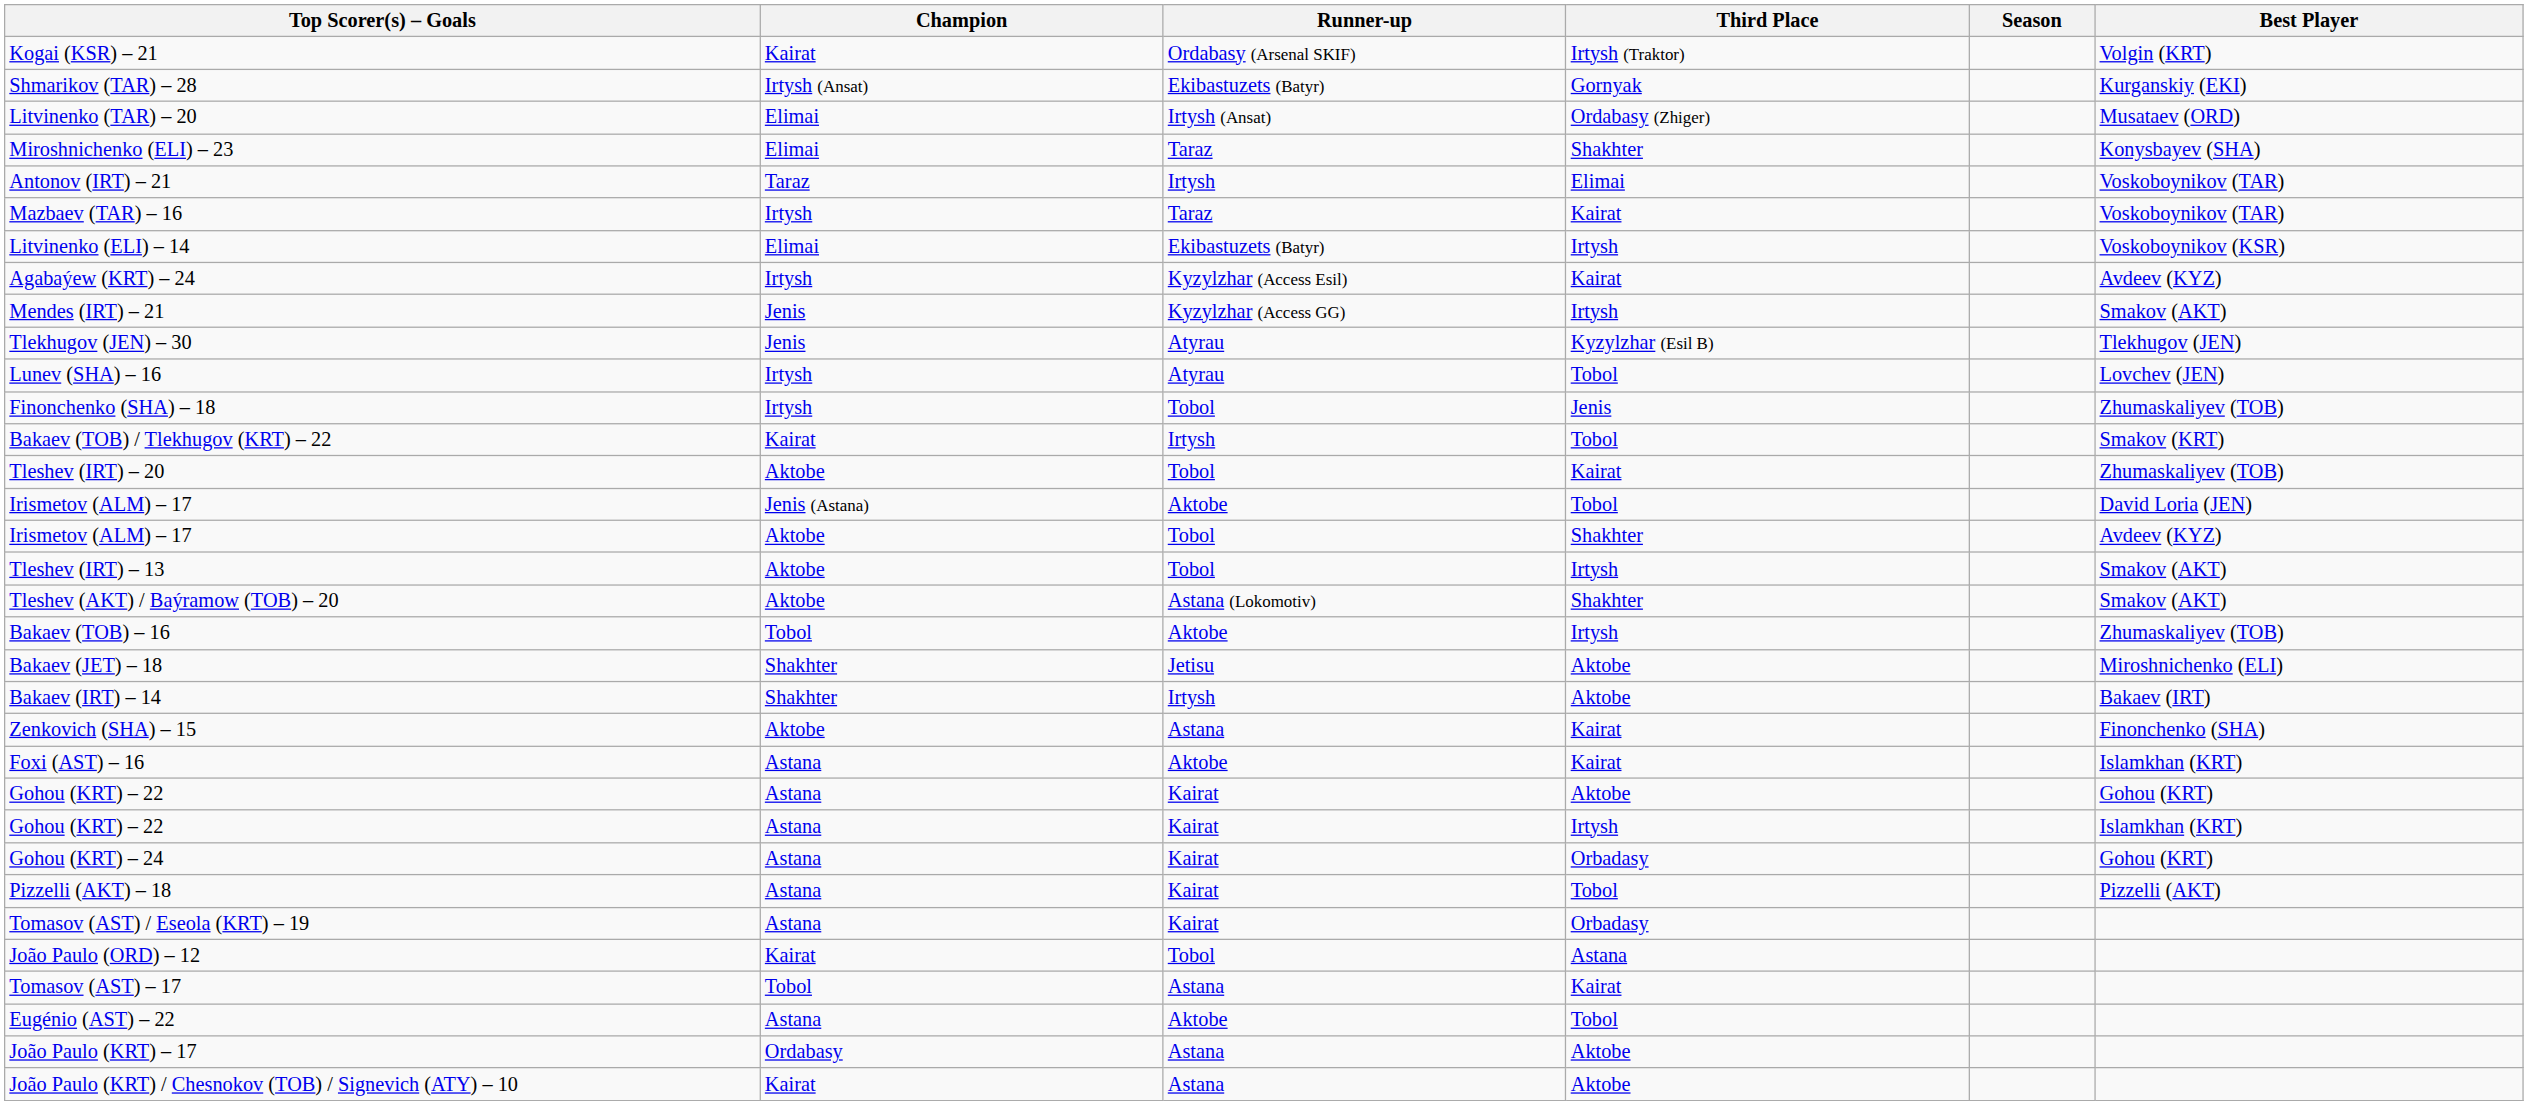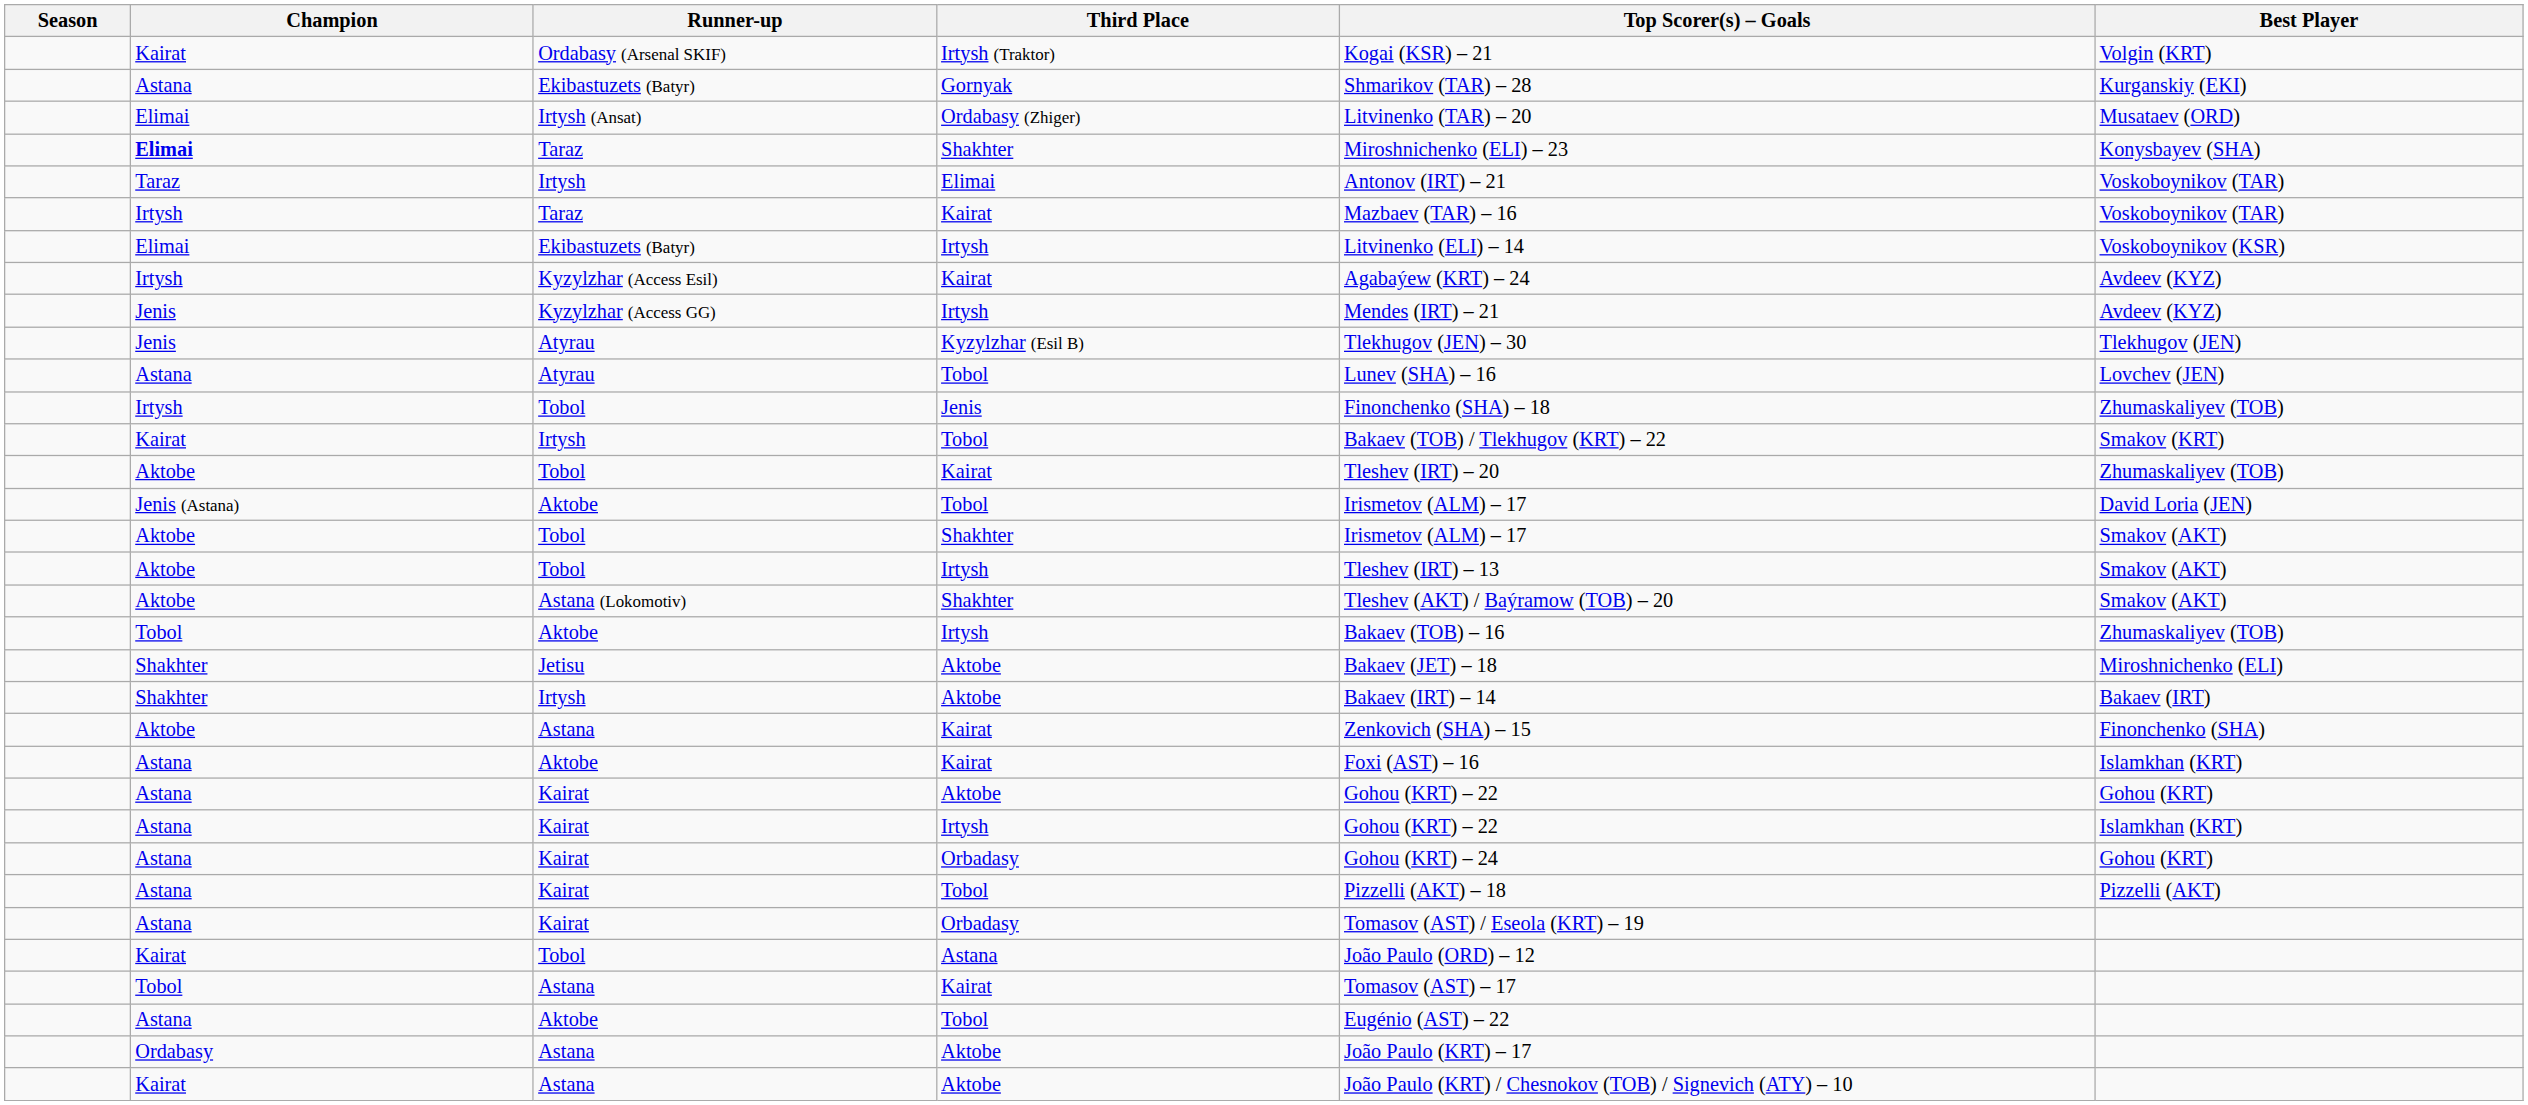columns swapped: (2032, 20) <-> (382, 20)
(816, 85) Irtysh (Ansat) -> (163, 85) Astana
(792, 149) normal -> (164, 149) bold
(2163, 310) Smakov (AKT) -> (2161, 310) Avdeev (KYZ)
(789, 375) Irtysh -> (163, 375) Astana
(2161, 536) Avdeev (KYZ) -> (2163, 536) Smakov (AKT)
